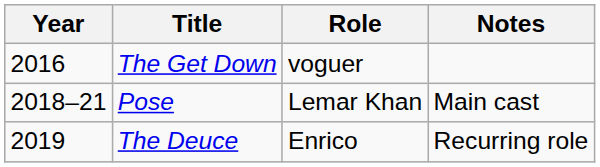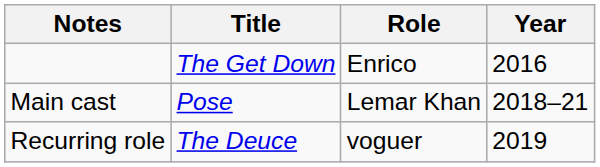columns swapped: (58, 24) <-> (511, 24)
(326, 63) voguer -> (382, 63) Enrico
(323, 141) Enrico -> (384, 141) voguer
